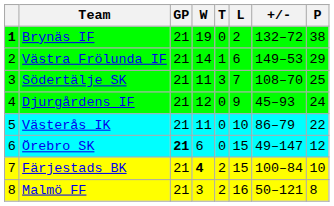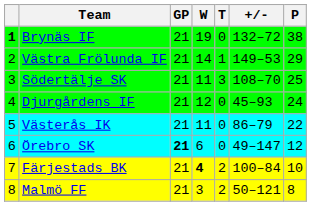- column: (240, 15)
